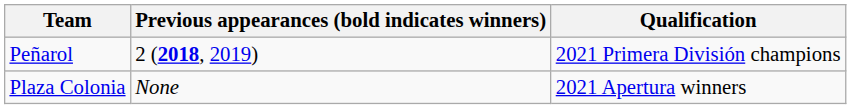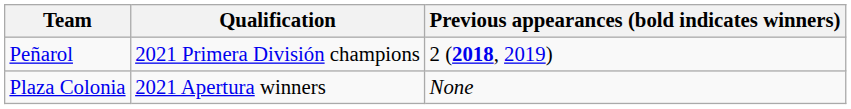columns swapped: (698, 20) <-> (341, 20)
